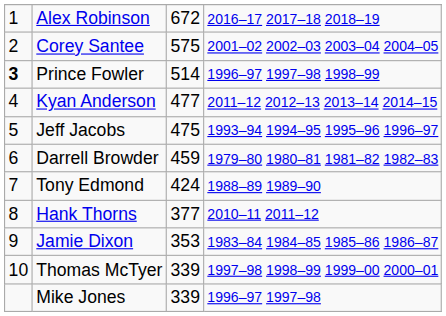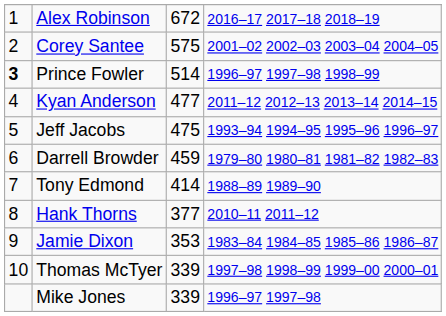(185, 185) 424 -> (185, 185) 414
